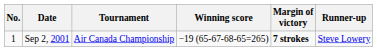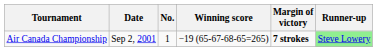columns swapped: (13, 18) <-> (124, 18)
(344, 39) no background -> (344, 39) lightgreen background
